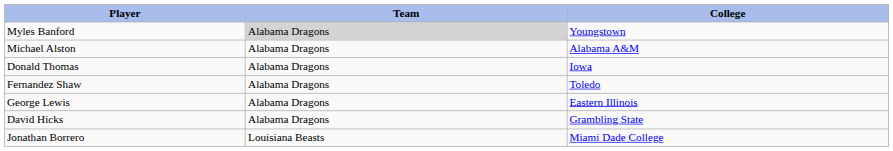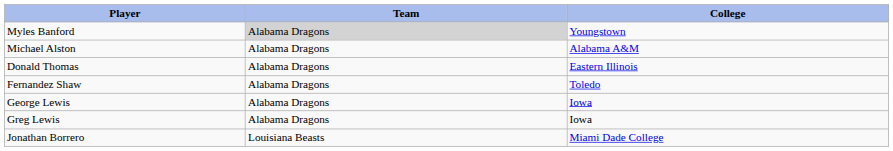(581, 66) Iowa -> (604, 66) Eastern Illinois
(604, 102) Eastern Illinois -> (581, 102) Iowa
- row: (35, 119)
+ row: (33, 119)
